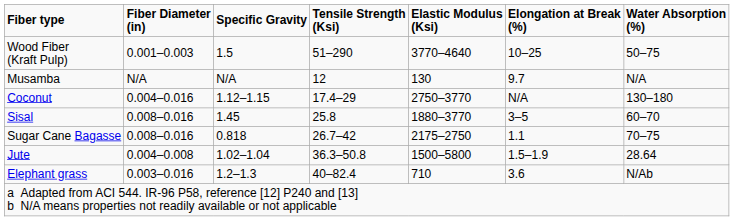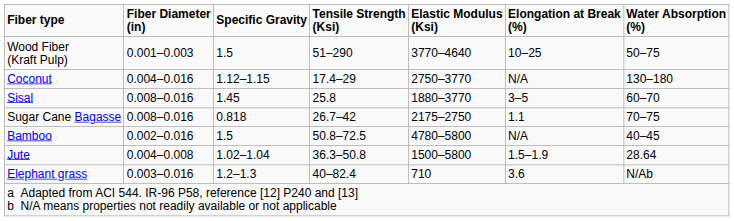- row: (33, 79)
+ row: (29, 136)
